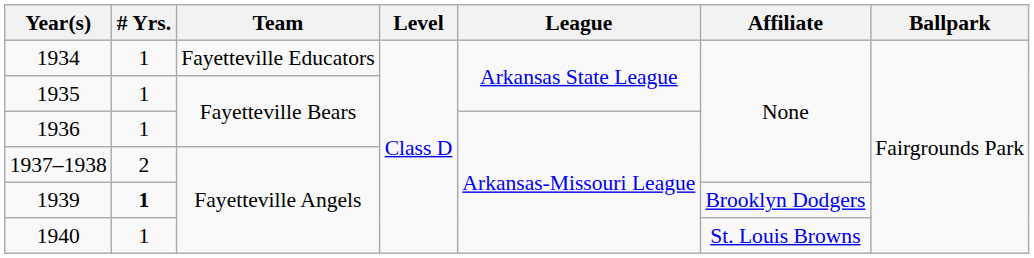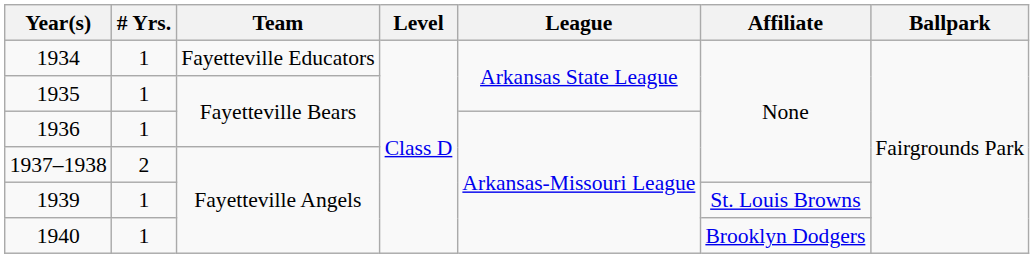(144, 200) bold -> (144, 200) normal
(785, 200) Brooklyn Dodgers -> (785, 200) St. Louis Browns
(785, 236) St. Louis Browns -> (785, 236) Brooklyn Dodgers
